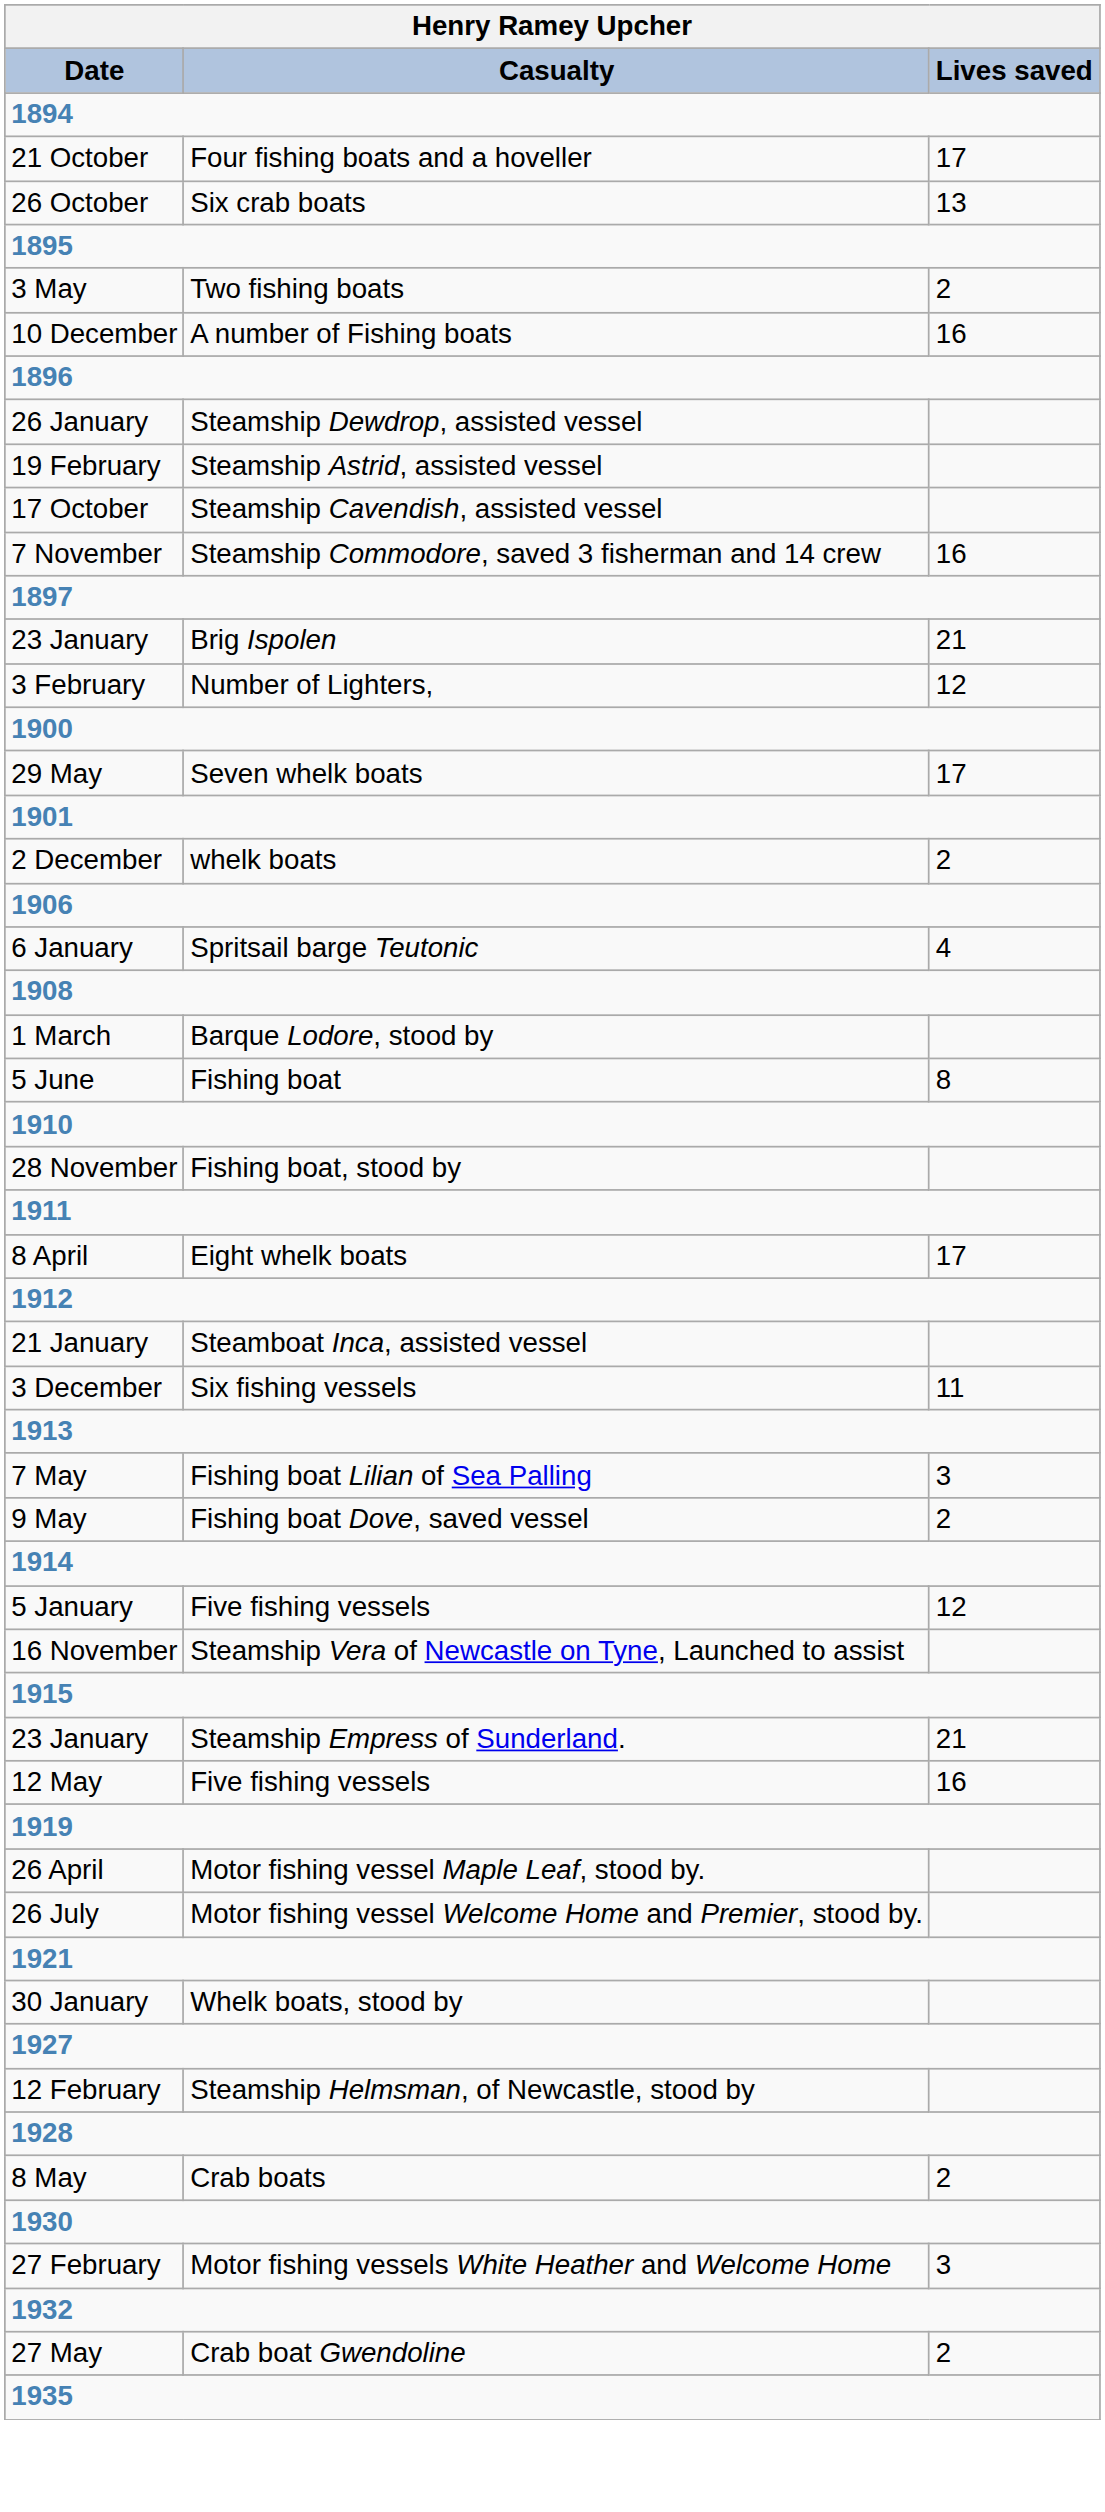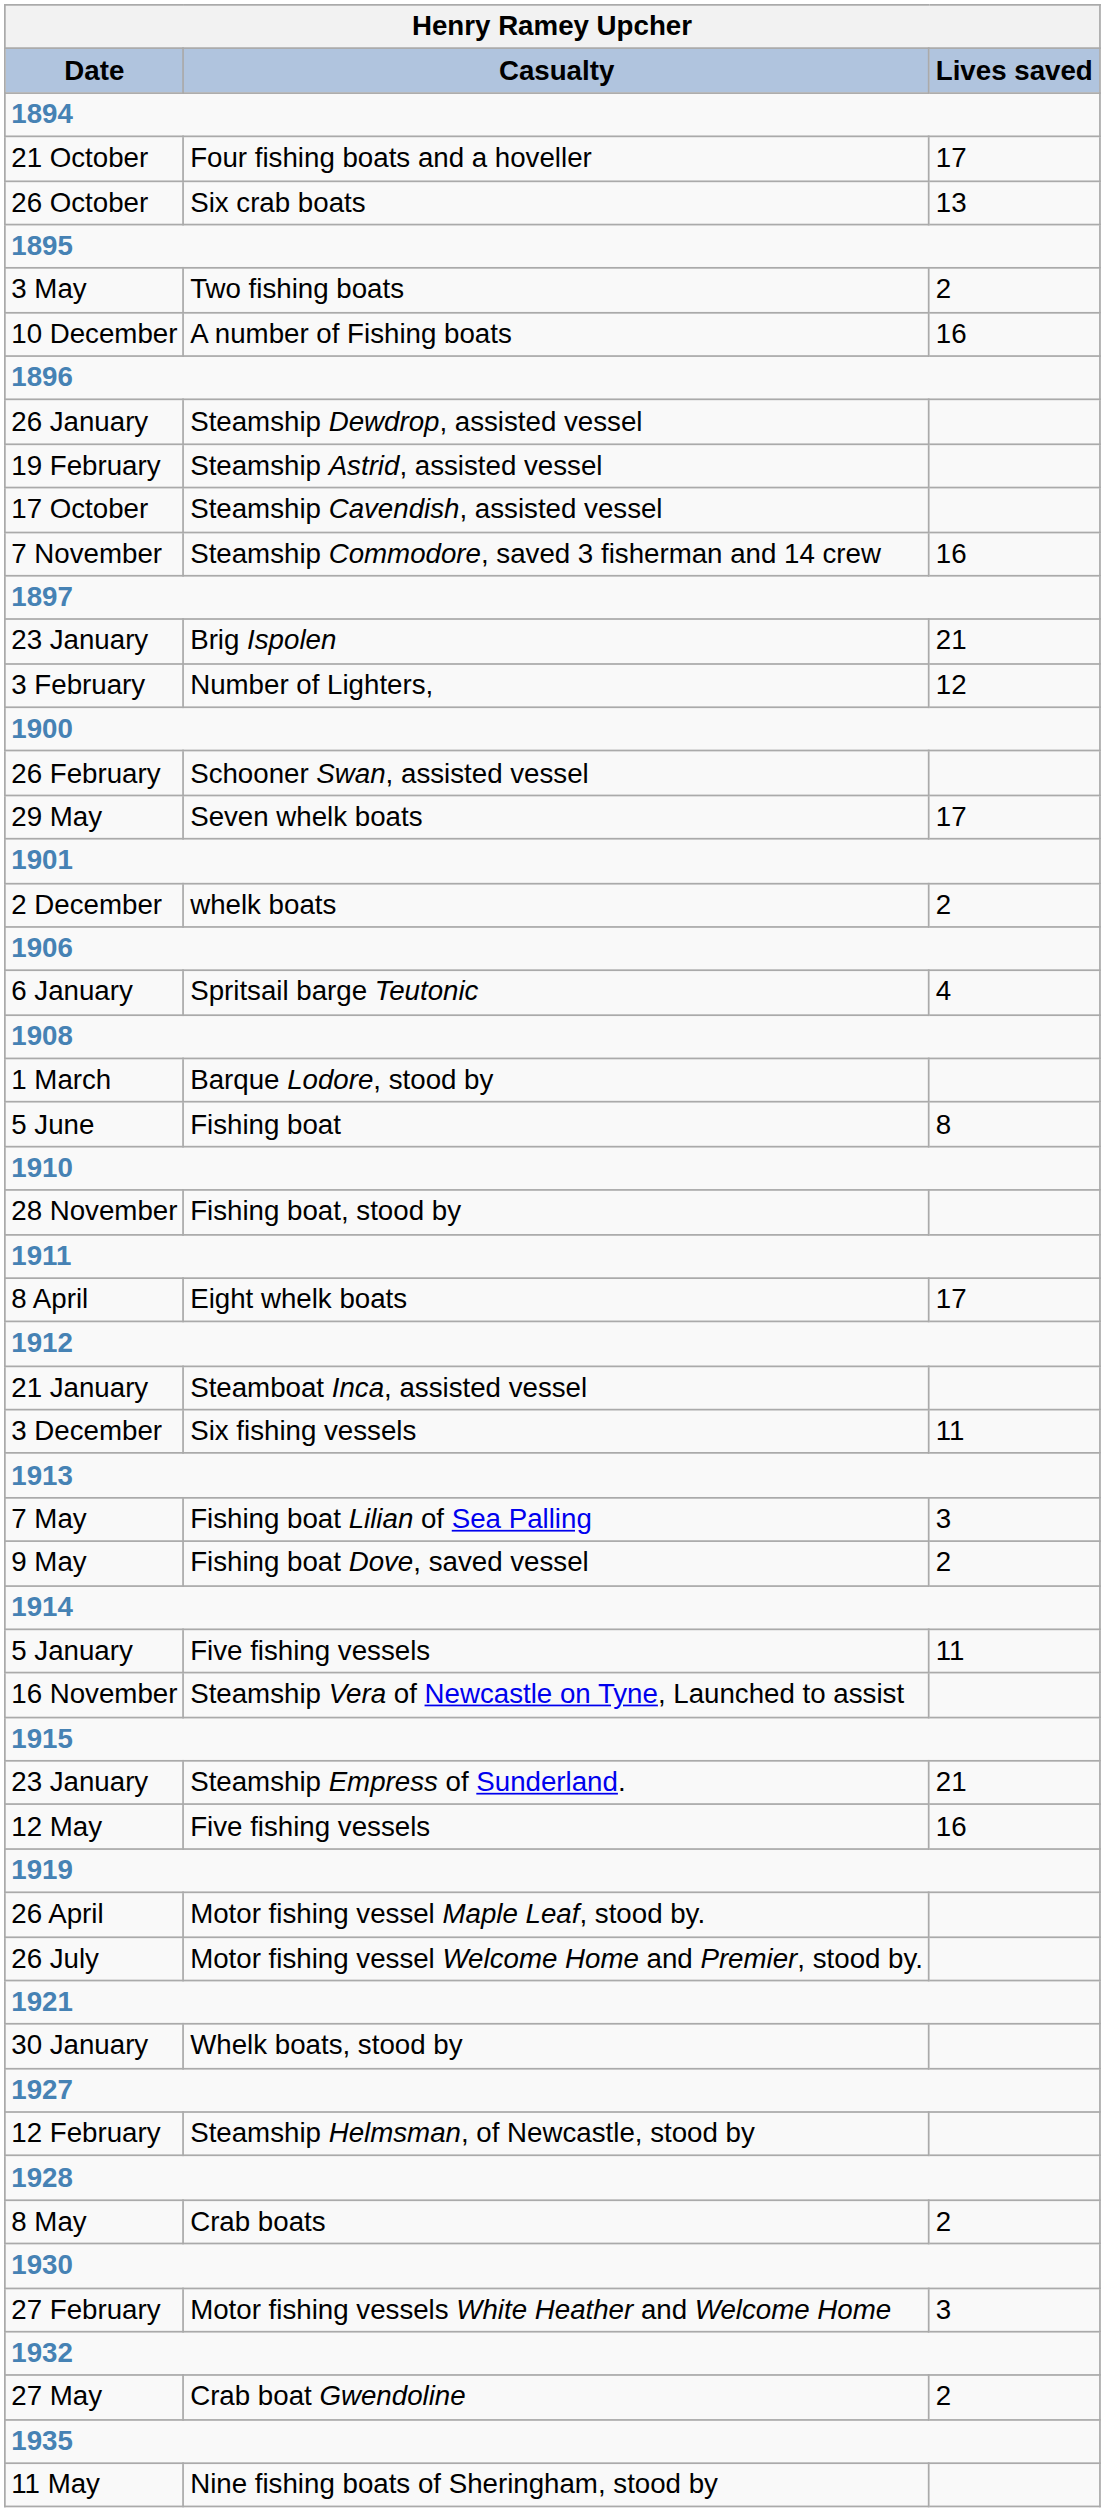+ row: (86, 772)
(951, 1606) 12 -> (950, 1650) 11
+ row: (56, 2484)
